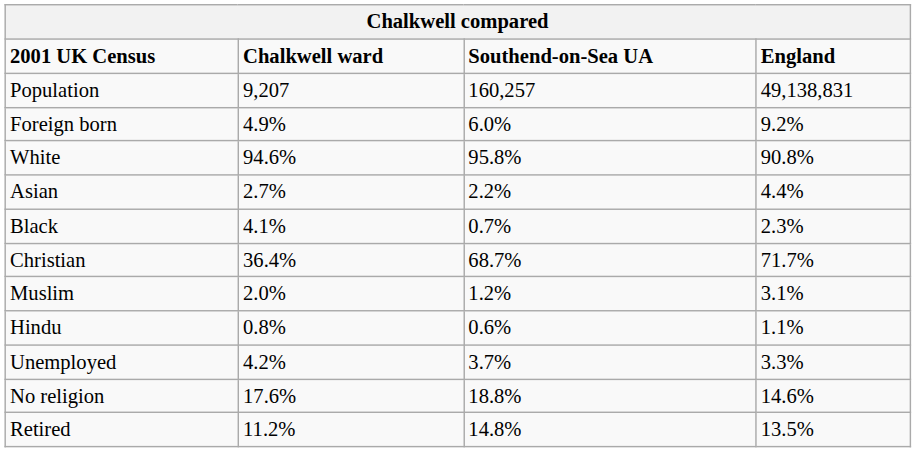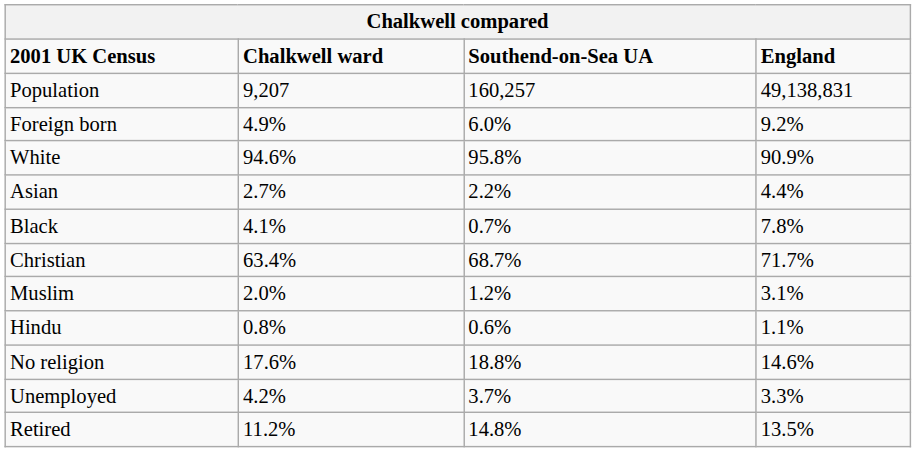(787, 157) 90.8% -> (787, 157) 90.9%
(782, 225) 2.3% -> (782, 225) 7.8%
(270, 259) 36.4% -> (270, 259) 63.4%
rows swapped: (57, 395) <-> (63, 361)
